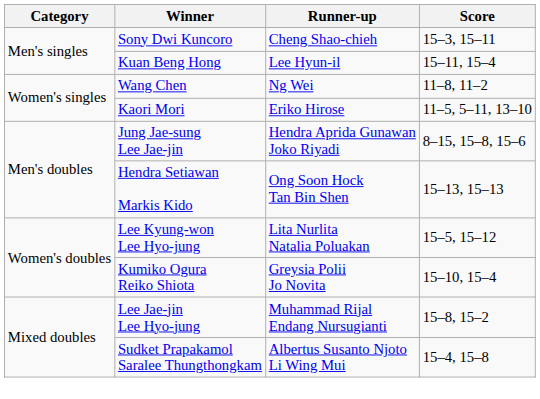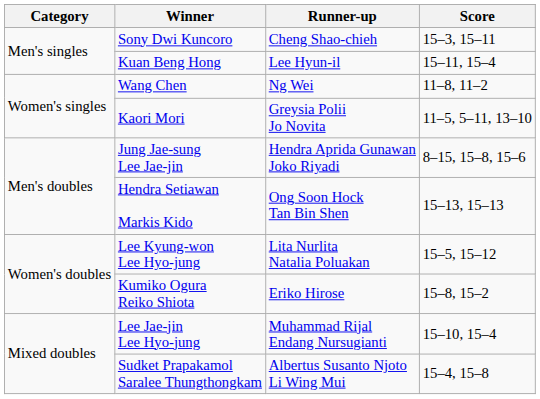(307, 109) Eriko Hirose -> (307, 117) Greysia Polii Jo Novita
(307, 277) Greysia Polii Jo Novita -> (307, 294) Eriko Hirose
(459, 277) 15–10, 15–4 -> (456, 294) 15–8, 15–2
(456, 317) 15–8, 15–2 -> (459, 333) 15–10, 15–4
